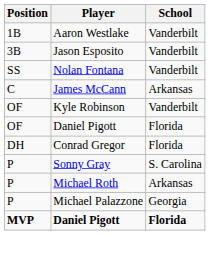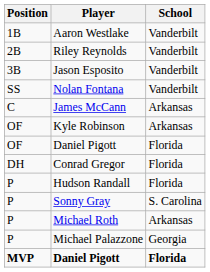+ row: (14, 51)
(173, 107) Vanderbilt -> (171, 126) Arkansas
+ row: (10, 182)
